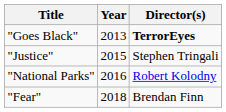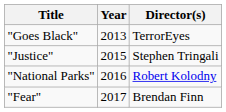(164, 35) bold -> (161, 35) normal
(114, 96) 2018 -> (114, 96) 2017
